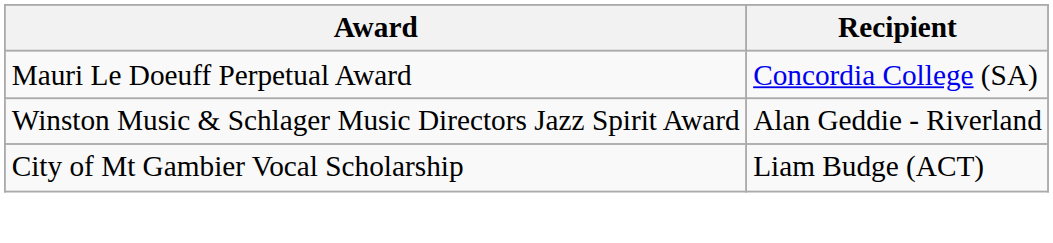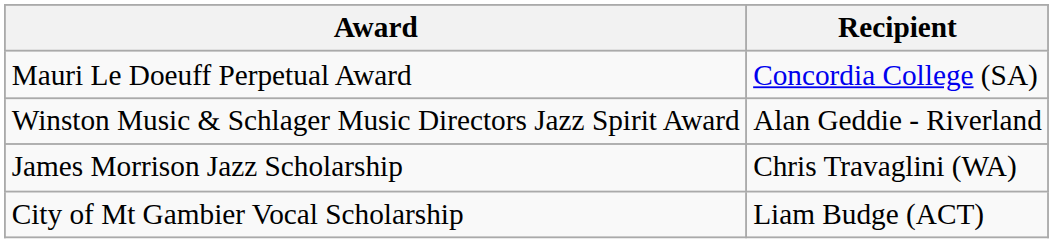+ row: (207, 167)
